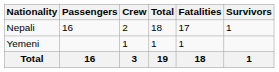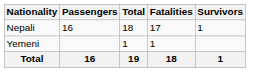- column: (134, 12)
